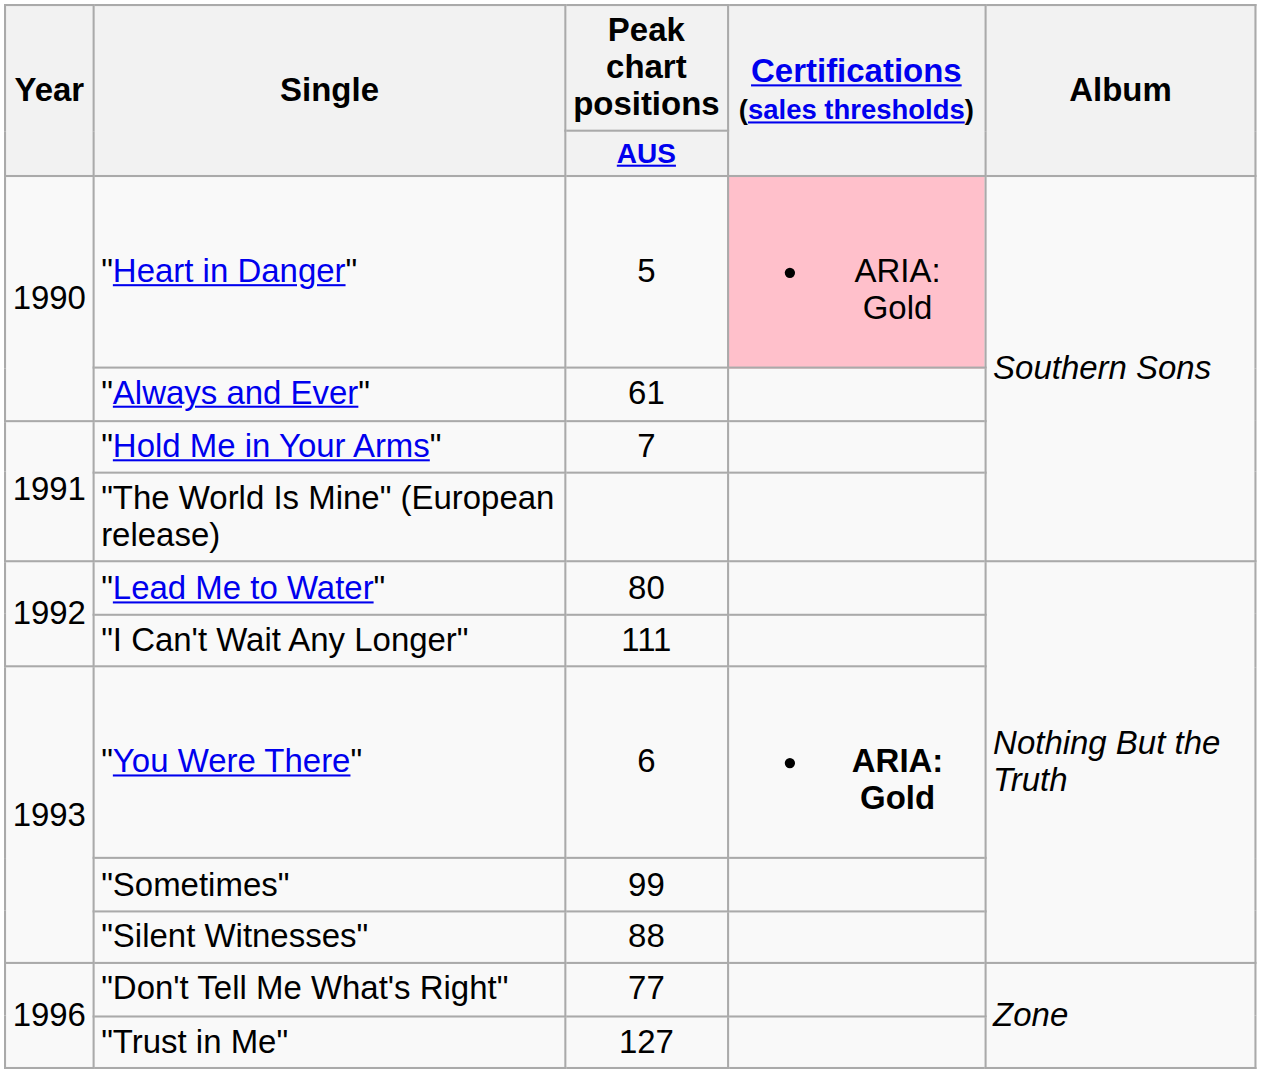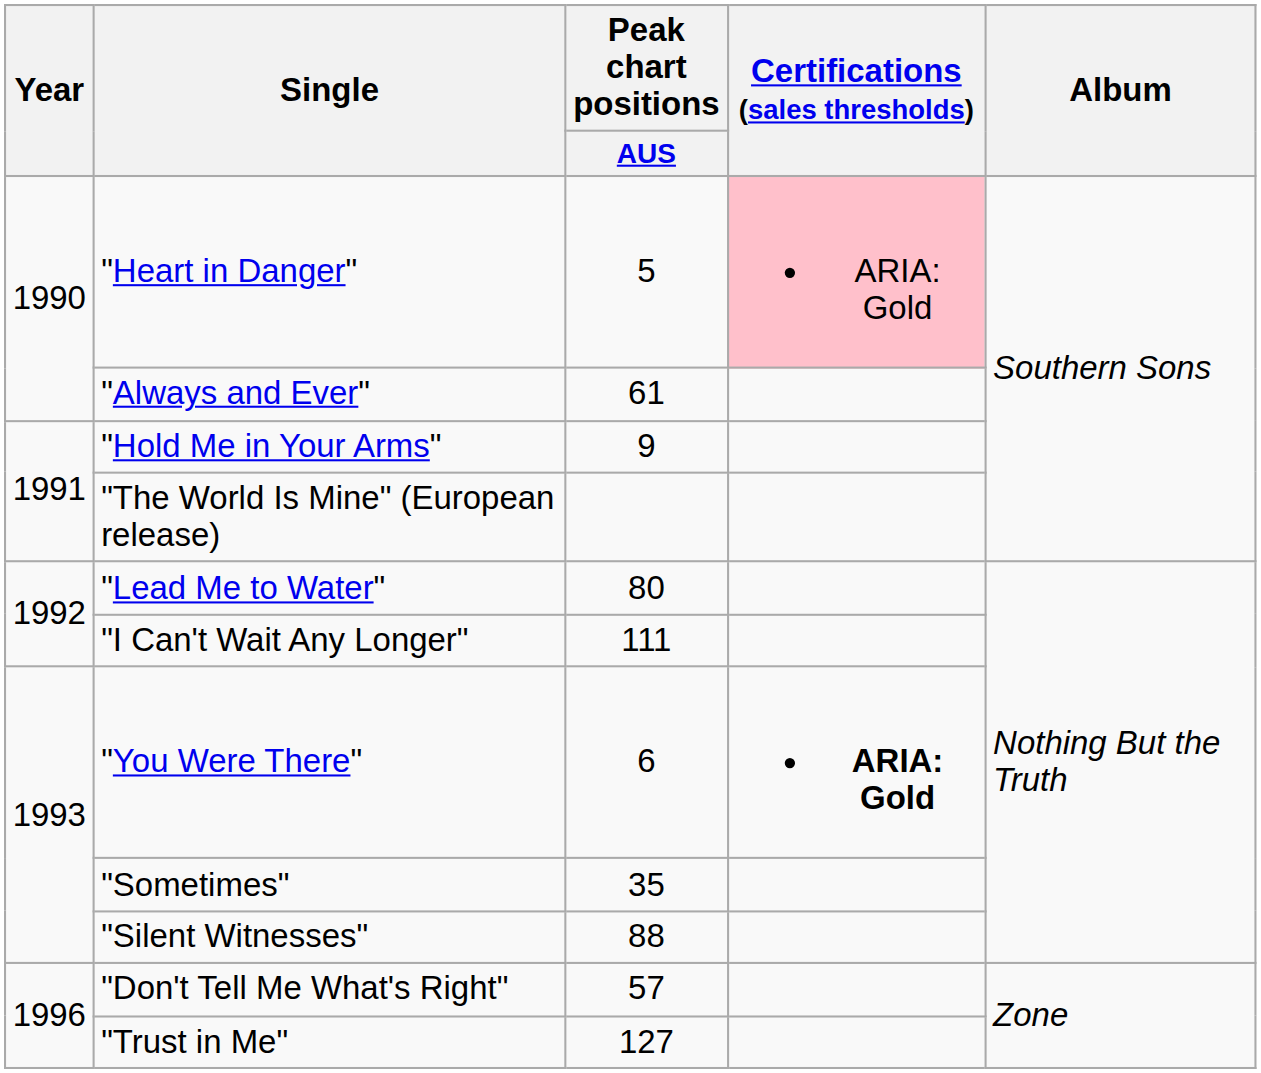(646, 445) 7 -> (646, 445) 9
(646, 884) 99 -> (646, 884) 35
(646, 988) 77 -> (646, 988) 57
